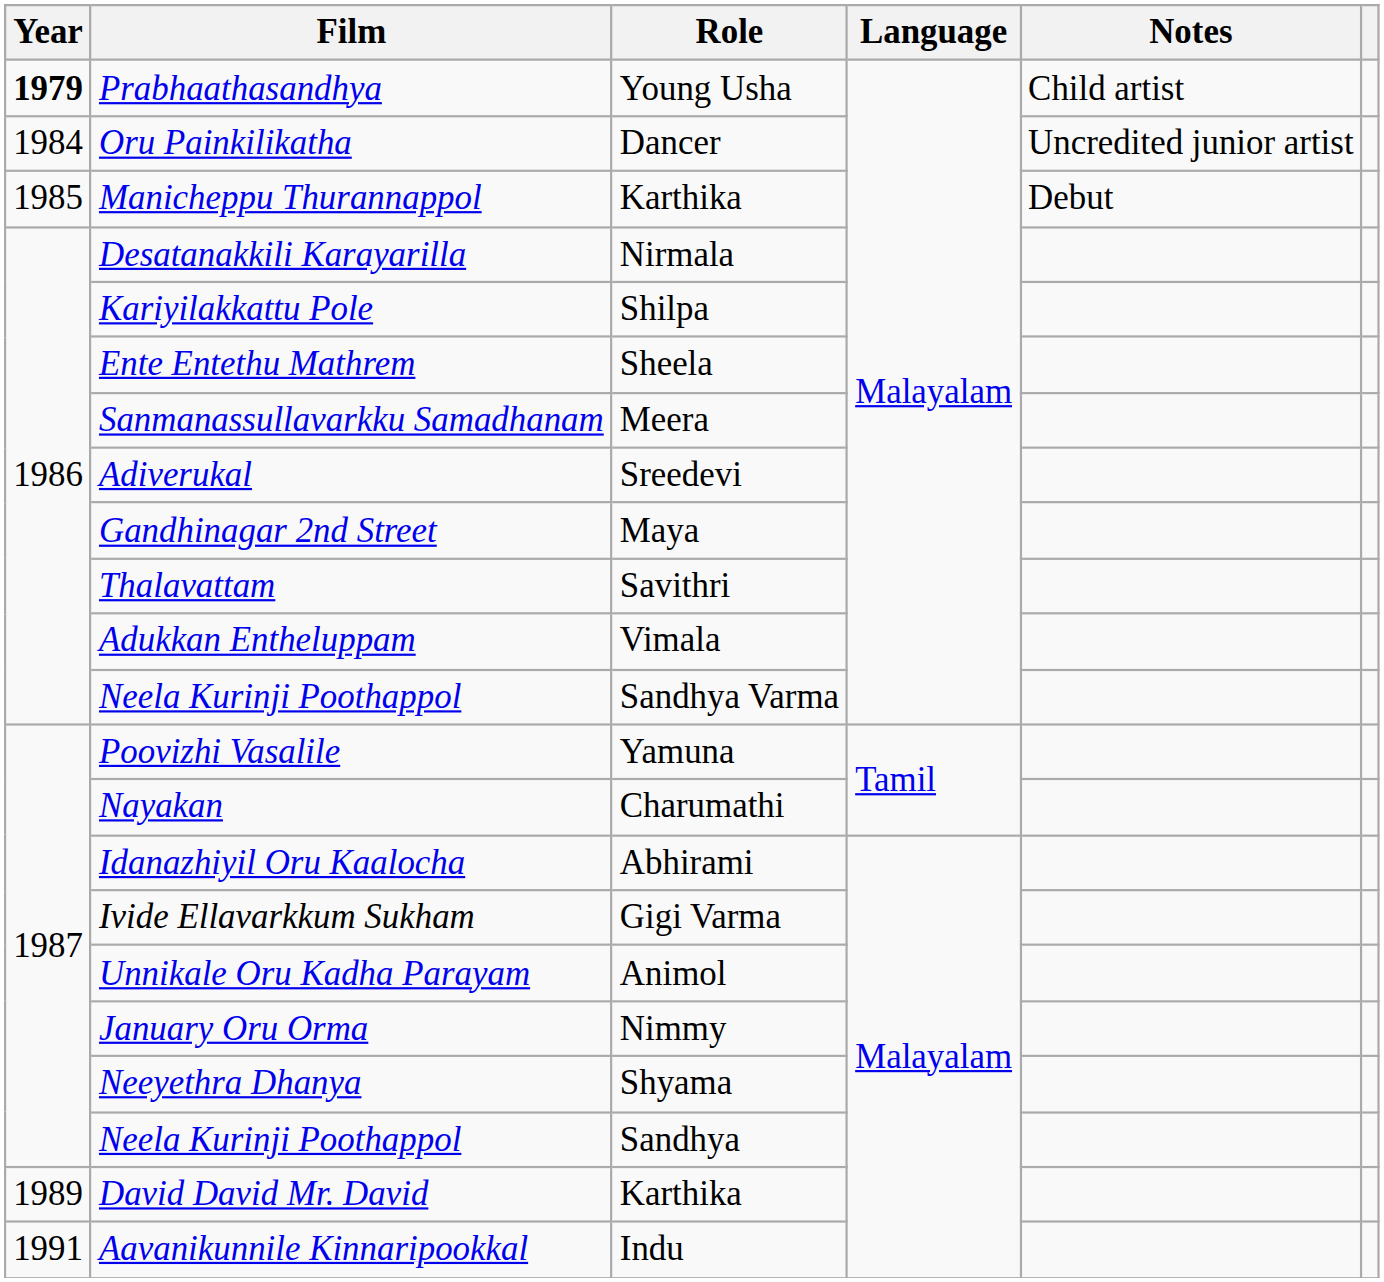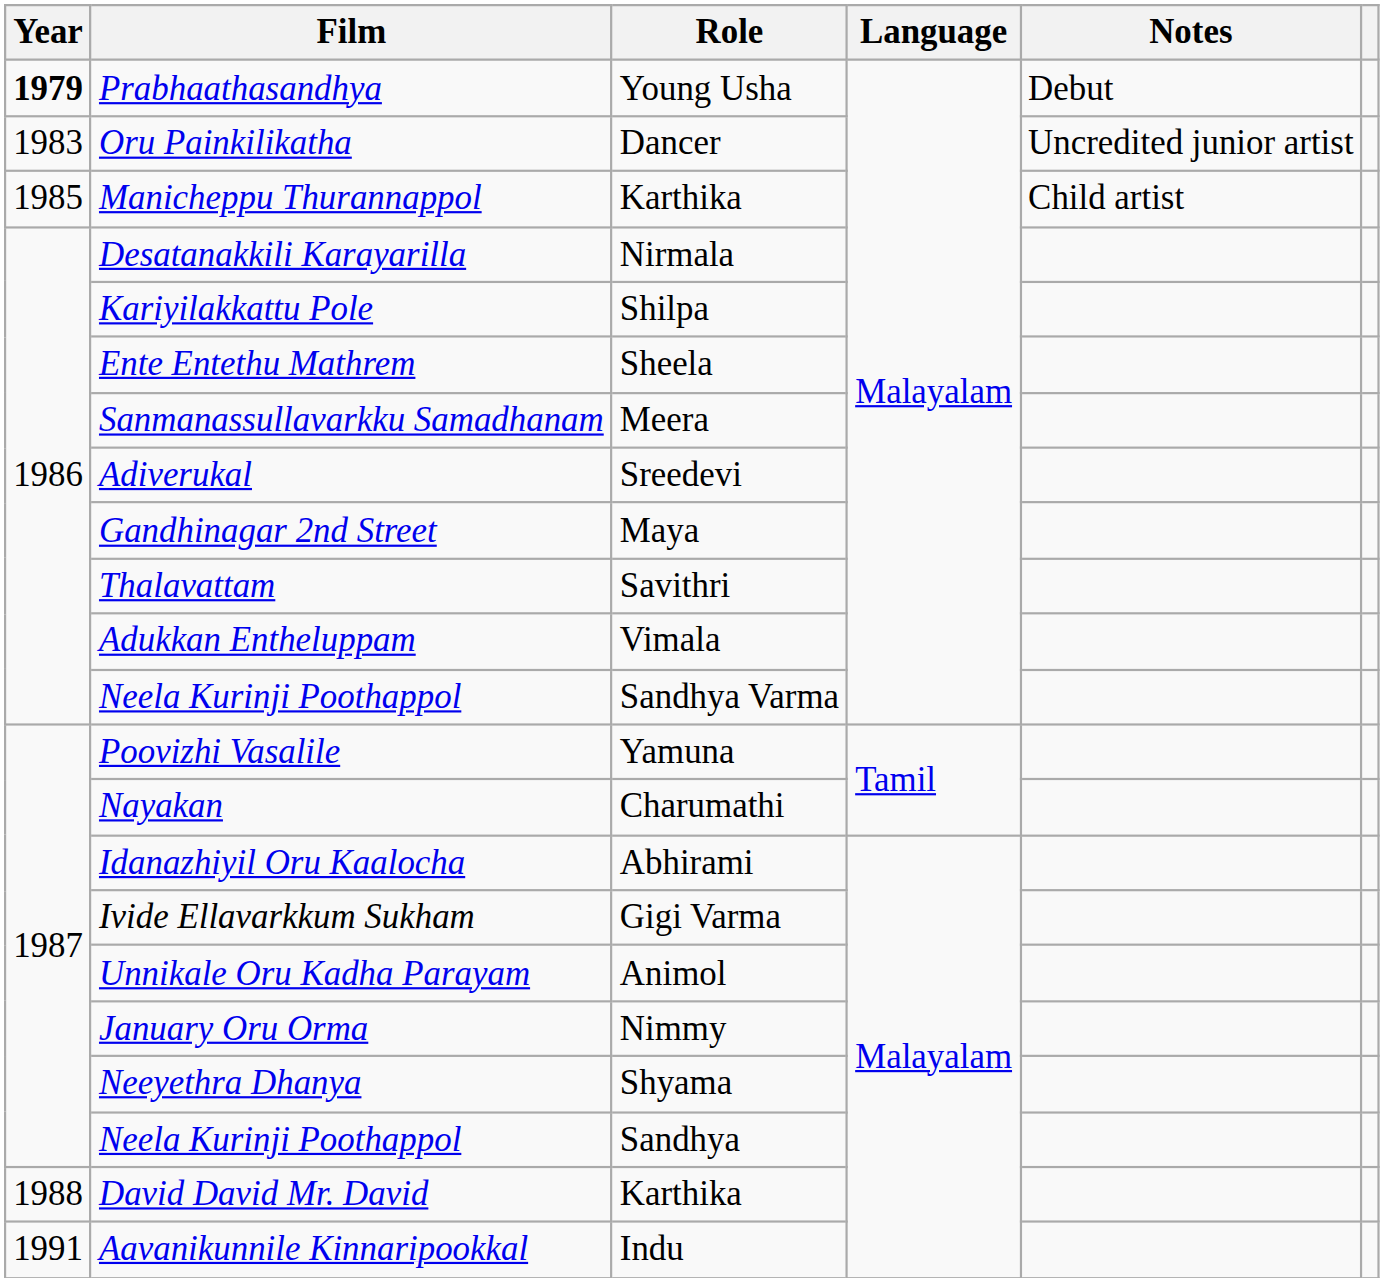(1106, 87) Child artist -> (1071, 87) Debut
(48, 142) 1984 -> (48, 142) 1983
(1071, 198) Debut -> (1106, 198) Child artist
(48, 1193) 1989 -> (48, 1193) 1988
